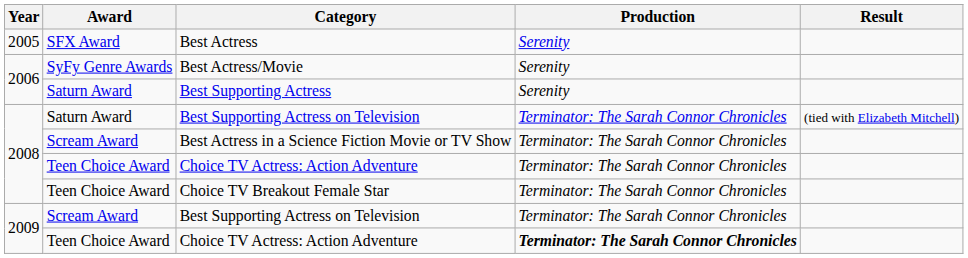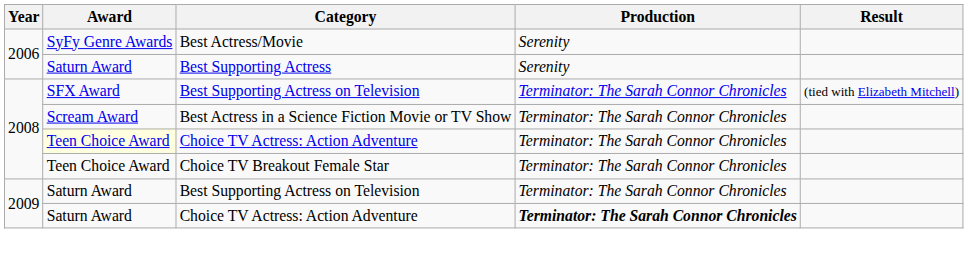- row: (24, 41)
(89, 116) Saturn Award -> (83, 91) SFX Award
(108, 166) no background -> (108, 141) lightyellow background
(92, 215) Scream Award -> (89, 191) Saturn Award
(108, 240) Teen Choice Award -> (89, 215) Saturn Award
